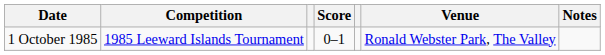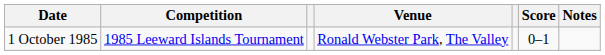columns swapped: (334, 15) <-> (460, 15)
